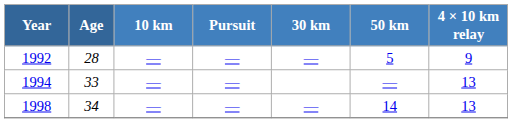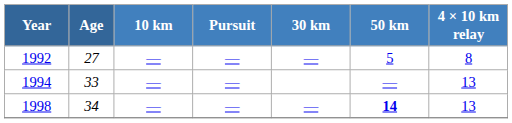(91, 58) 28 -> (91, 58) 27
(469, 58) 9 -> (469, 58) 8
(390, 106) normal -> (390, 106) bold
